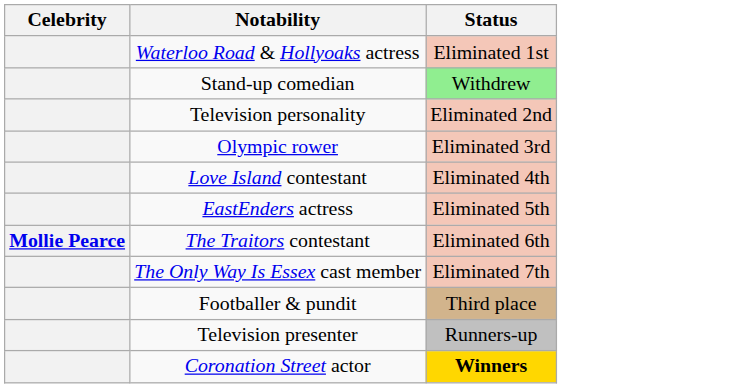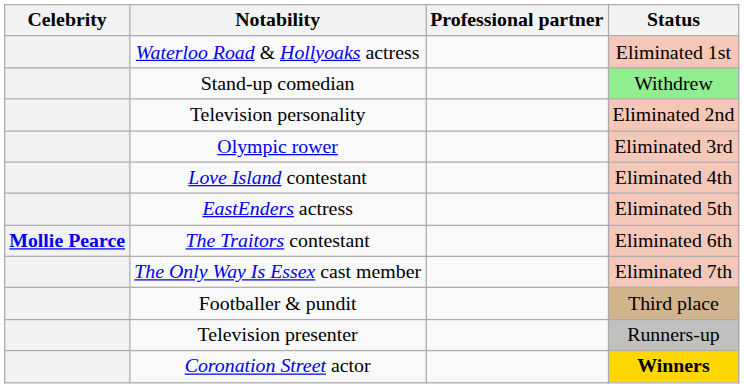+ column: (517, 20)
